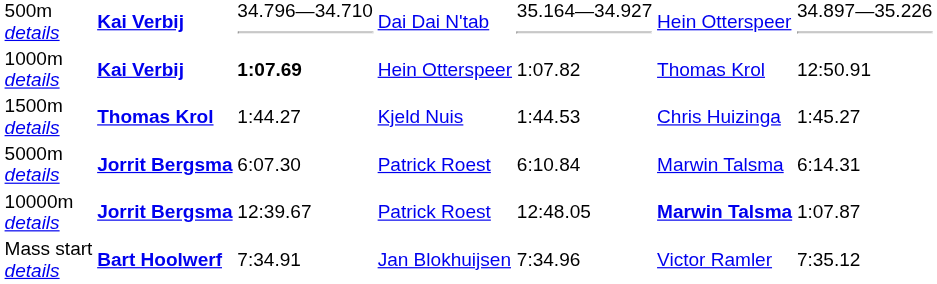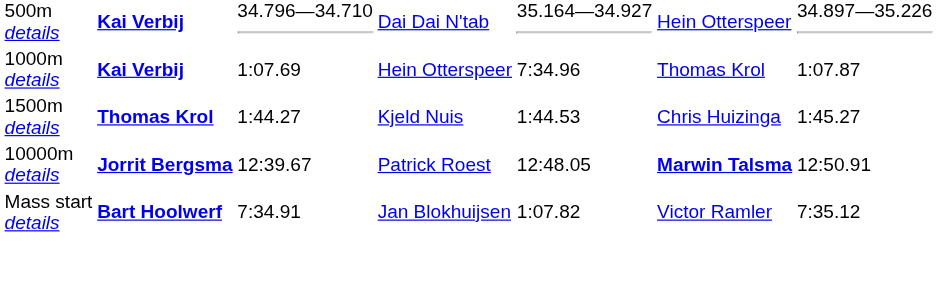(270, 69) bold -> (269, 69) normal
(549, 69) 1:07.82 -> (549, 69) 7:34.96
(834, 69) 12:50.91 -> (829, 69) 1:07.87
- row: (34, 164)
(829, 212) 1:07.87 -> (834, 164) 12:50.91
(549, 259) 7:34.96 -> (549, 212) 1:07.82
